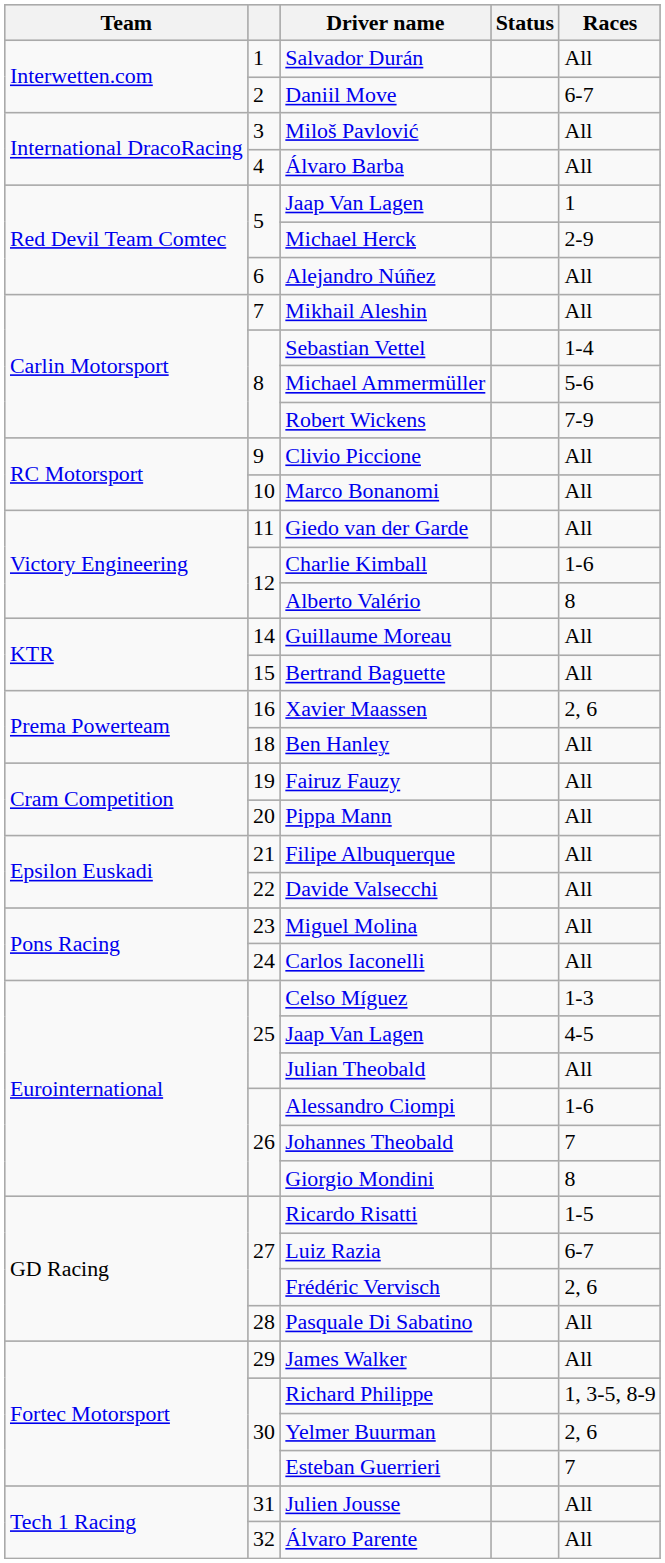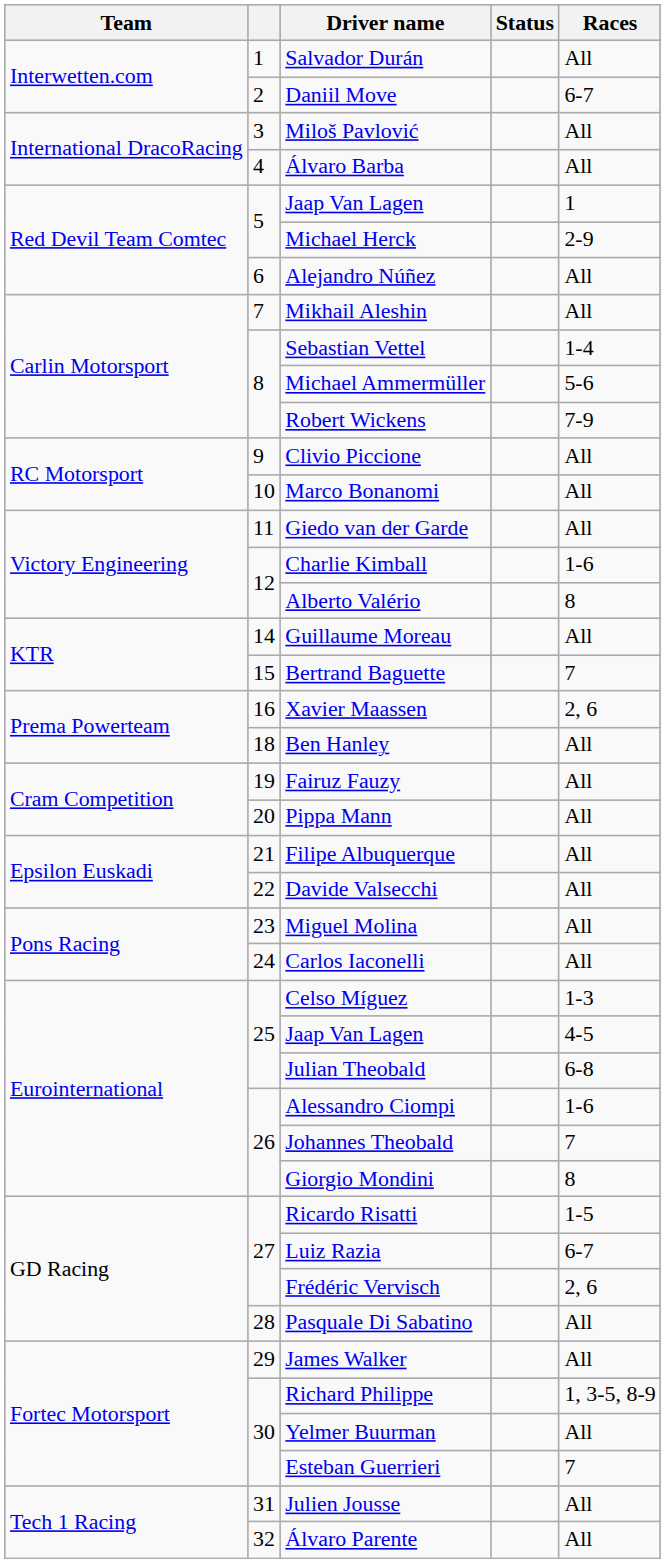(578, 672) All -> (570, 672) 7
(578, 1069) All -> (579, 1069) 6-8
(581, 1431) 2, 6 -> (578, 1431) All
